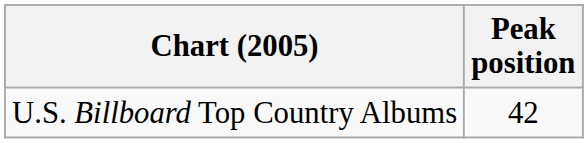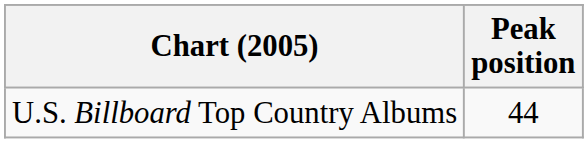(523, 112) 42 -> (523, 112) 44
